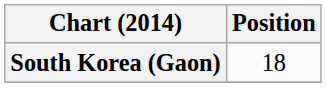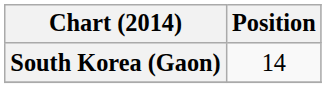(274, 62) 18 -> (274, 62) 14
